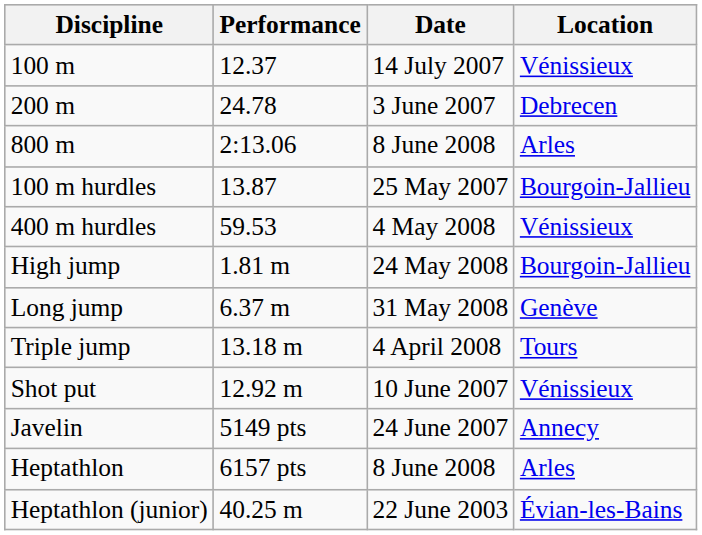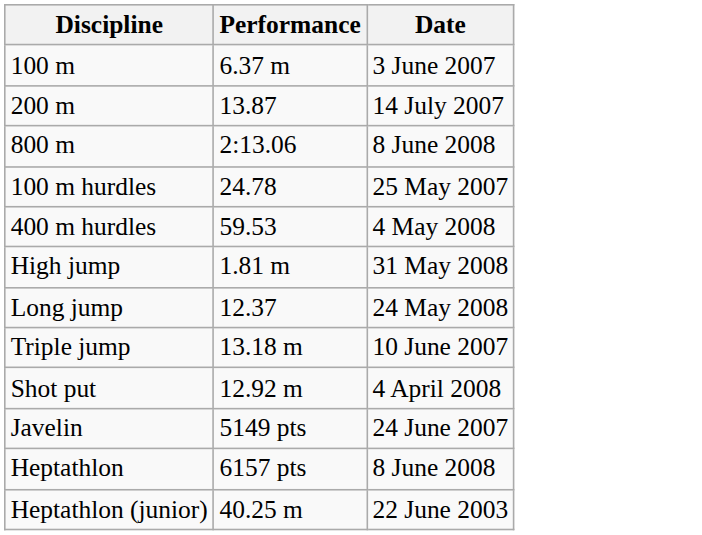- column: (605, 24)
(248, 65) 12.37 -> (255, 65) 6.37 m
(438, 65) 14 July 2007 -> (434, 65) 3 June 2007
(248, 105) 24.78 -> (248, 105) 13.87
(434, 105) 3 June 2007 -> (438, 105) 14 July 2007
(248, 186) 13.87 -> (248, 186) 24.78
(440, 266) 24 May 2008 -> (440, 266) 31 May 2008
(255, 307) 6.37 m -> (248, 307) 12.37
(440, 307) 31 May 2008 -> (440, 307) 24 May 2008
(437, 347) 4 April 2008 -> (440, 347) 10 June 2007
(440, 387) 10 June 2007 -> (437, 387) 4 April 2008
